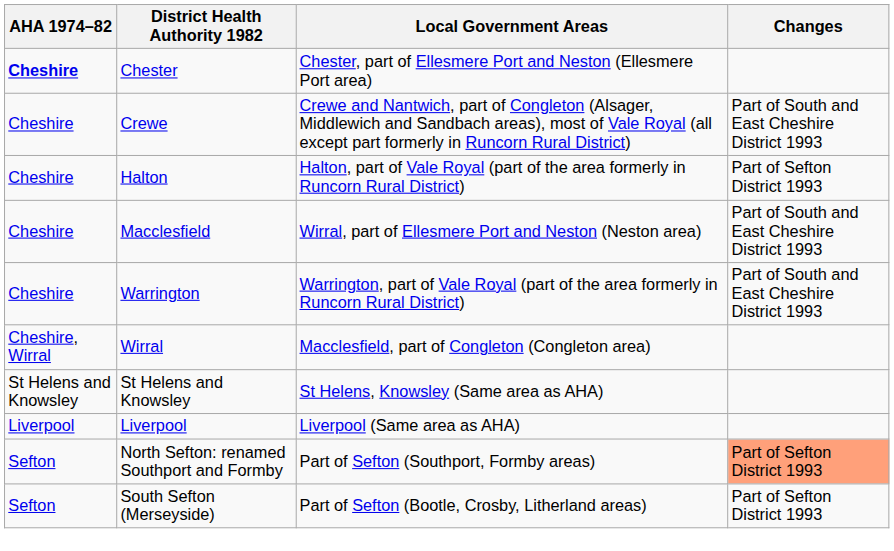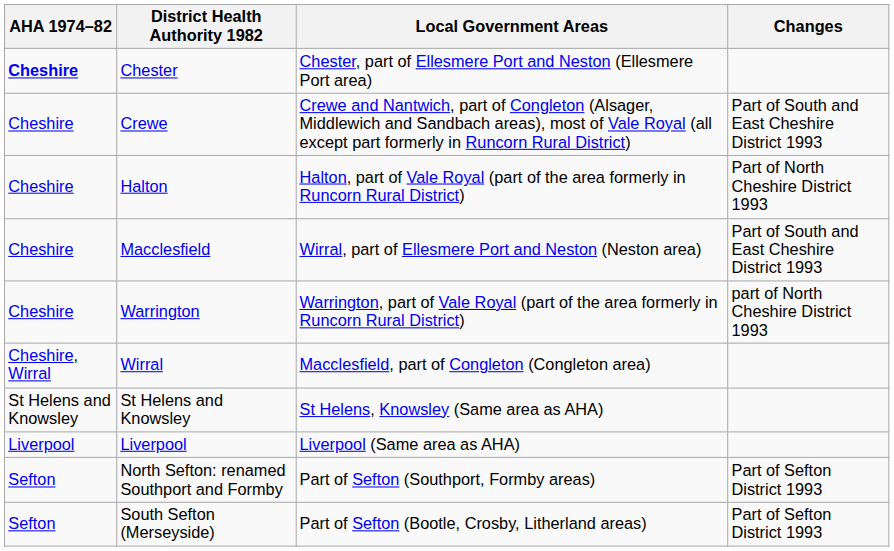(781, 177) Part of Sefton District 1993 -> (791, 186) Part of North Cheshire District 1993
(795, 293) Part of South and East Cheshire District 1993 -> (791, 312) part of North Cheshire District 1993
(781, 461) lightsalmon background -> (781, 479) no background
